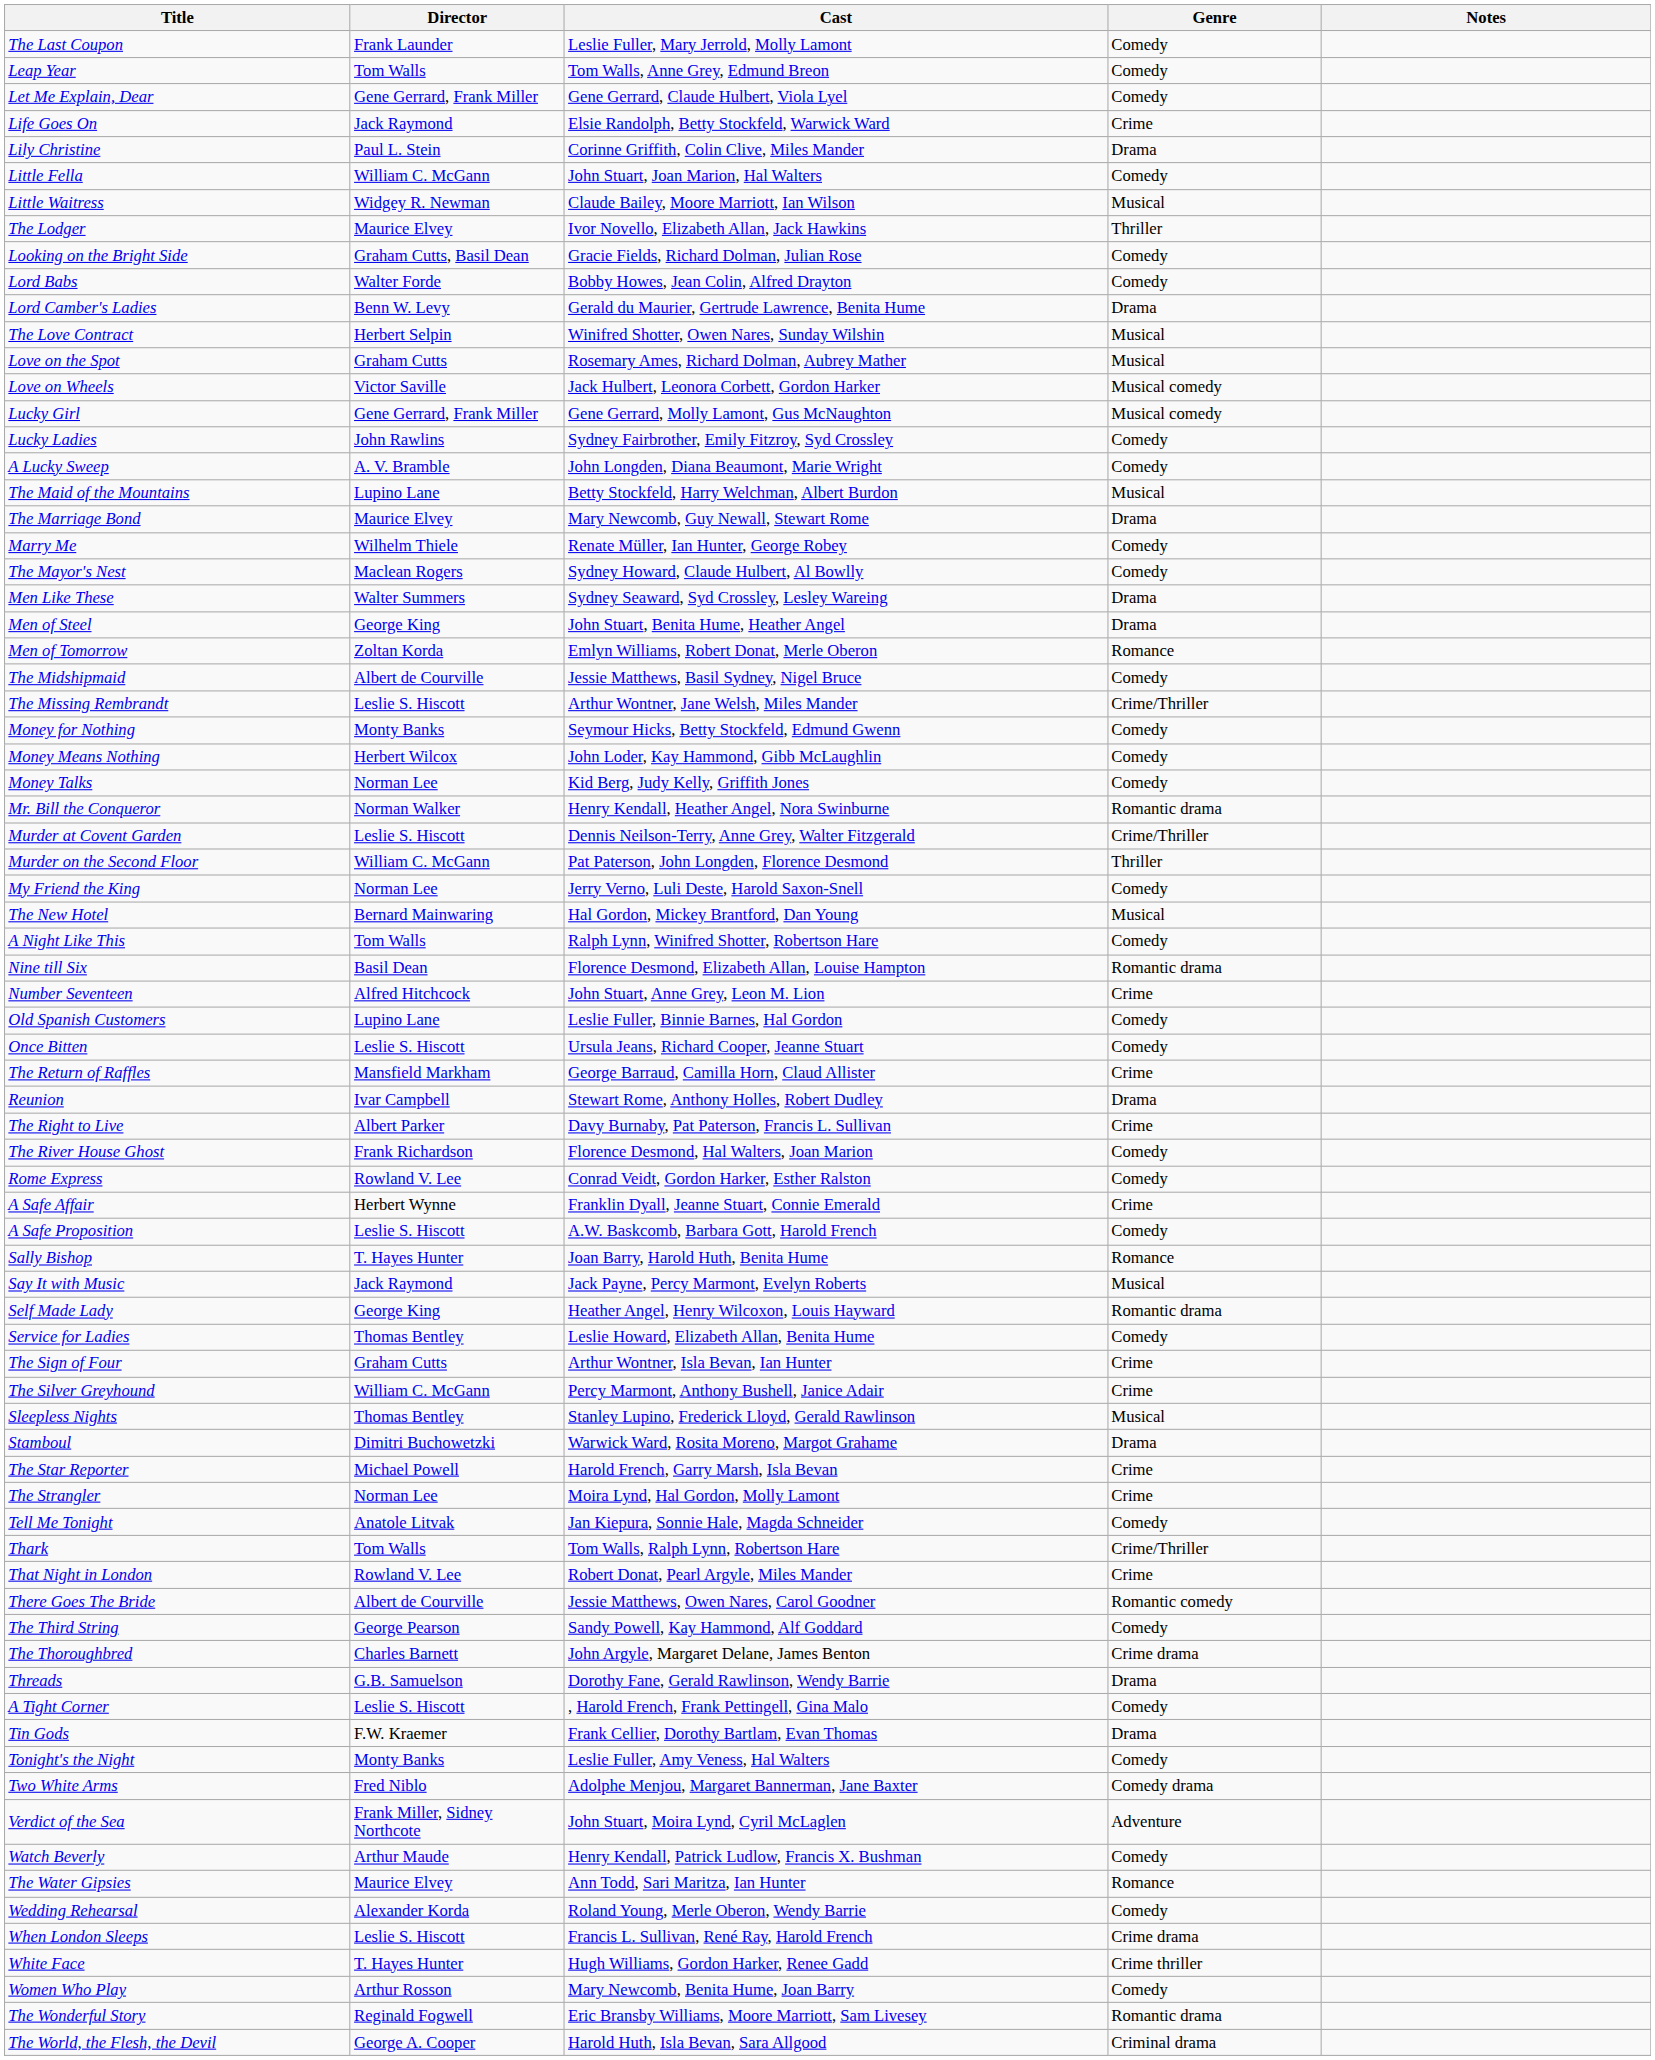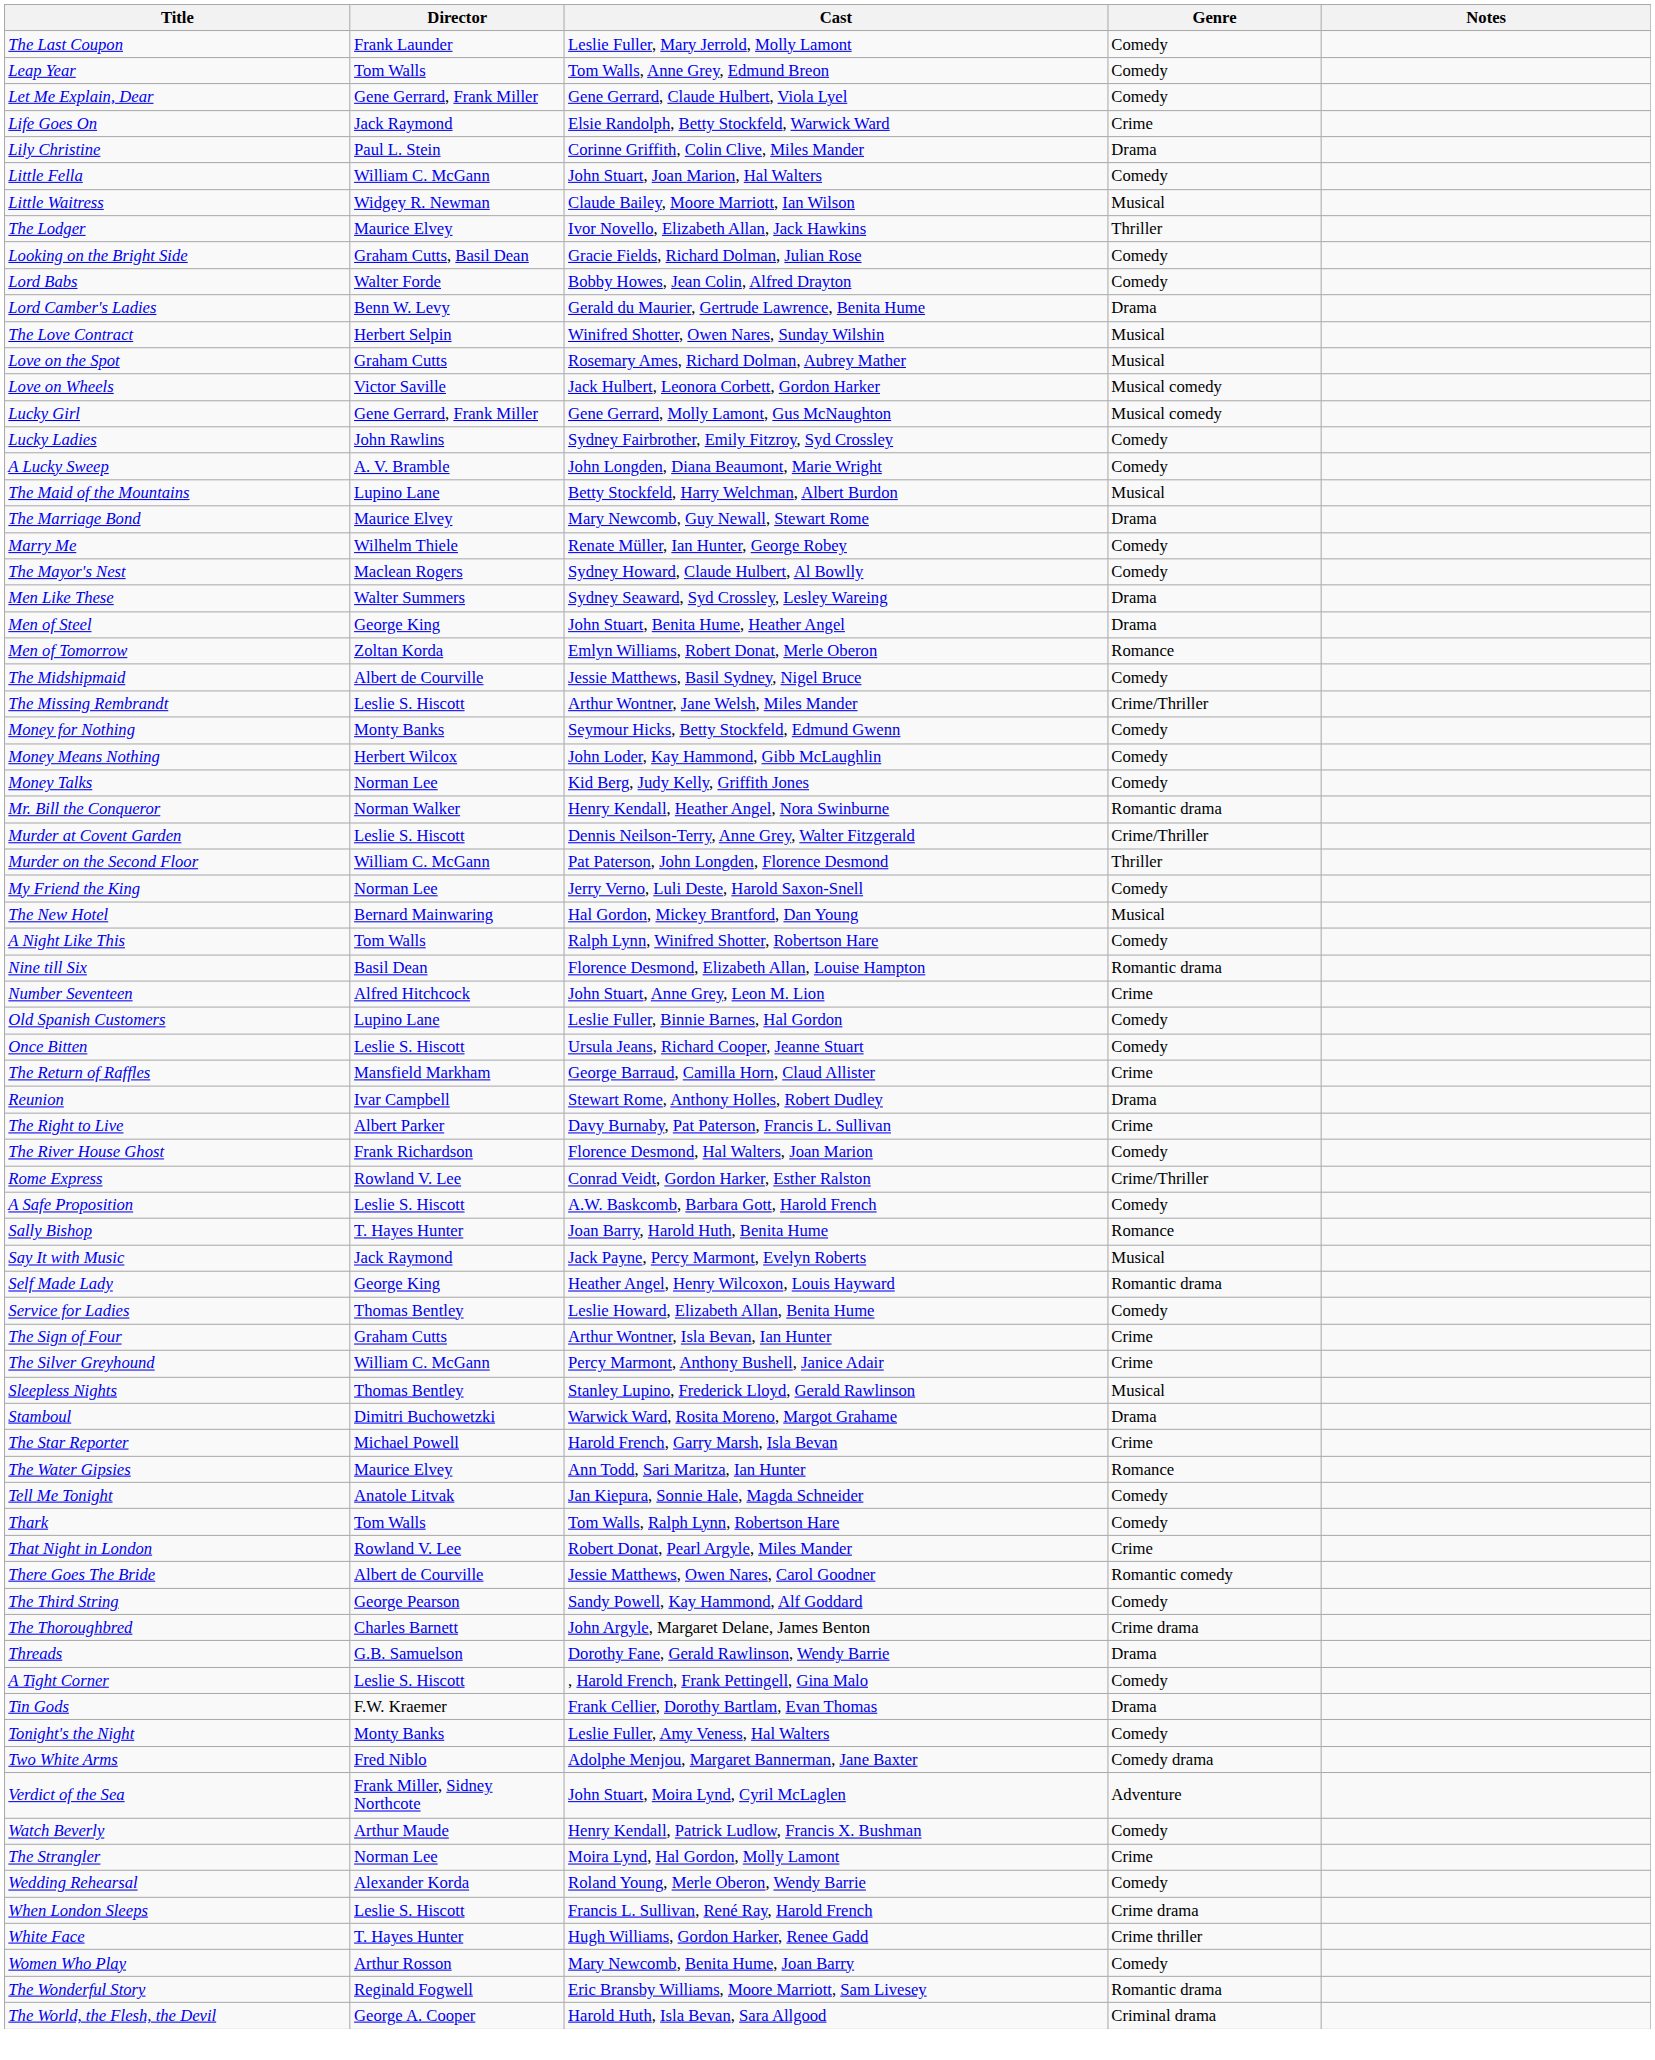(1140, 1178) Comedy -> (1160, 1178) Crime/Thriller
- row: (51, 1205)
rows swapped: (54, 1495) <-> (70, 1883)
(1160, 1548) Crime/Thriller -> (1140, 1521) Comedy
